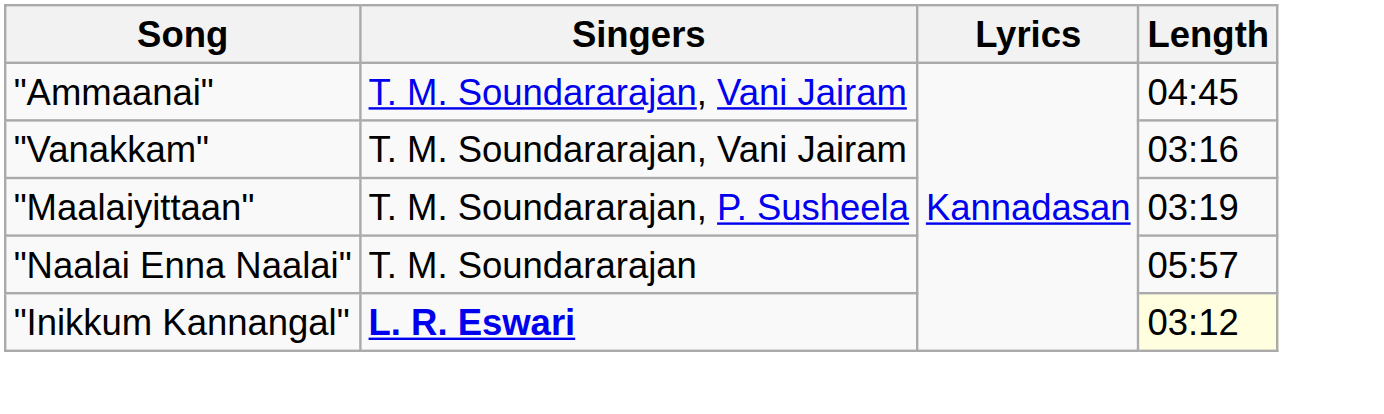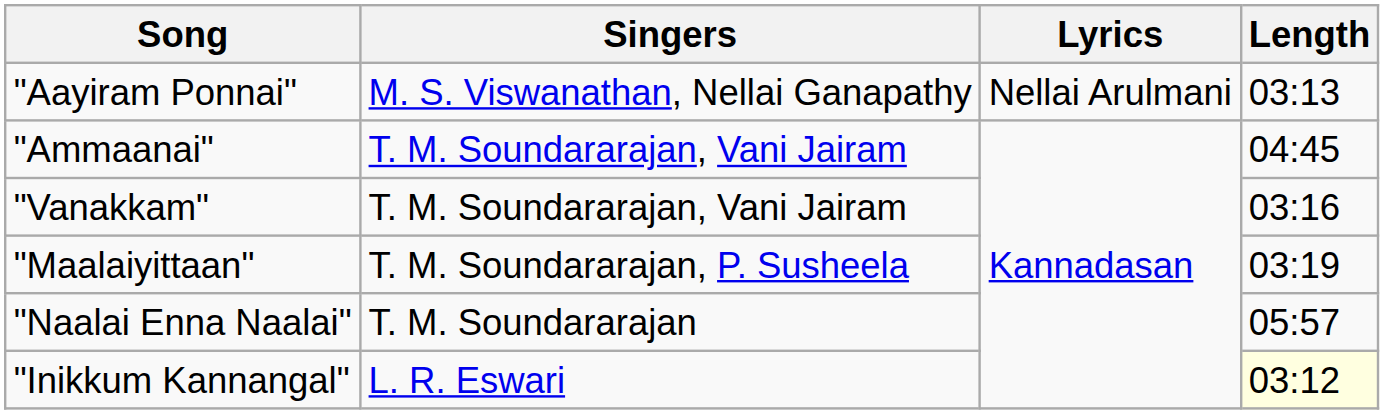+ row: (155, 92)
(472, 323) bold -> (467, 381) normal
